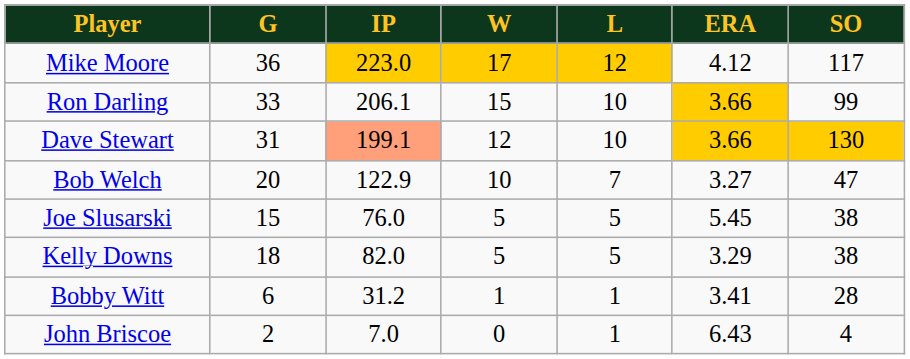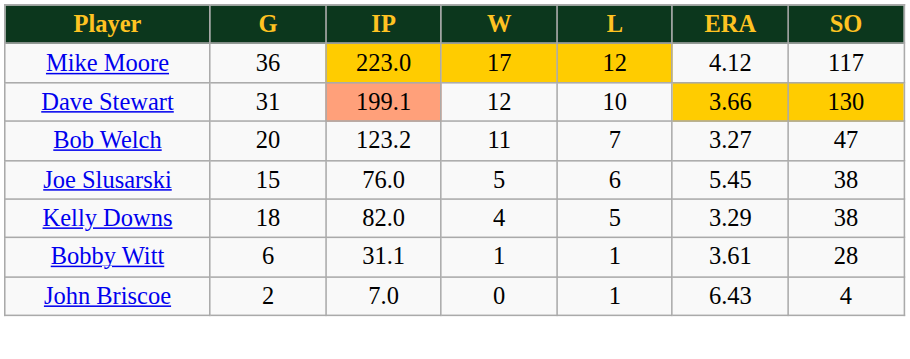- row: (108, 101)
(384, 179) 122.9 -> (384, 140) 123.2
(499, 179) 10 -> (499, 140) 11
(615, 218) 5 -> (615, 179) 6
(499, 256) 5 -> (499, 218) 4
(384, 295) 31.2 -> (384, 256) 31.1
(730, 295) 3.41 -> (730, 256) 3.61
